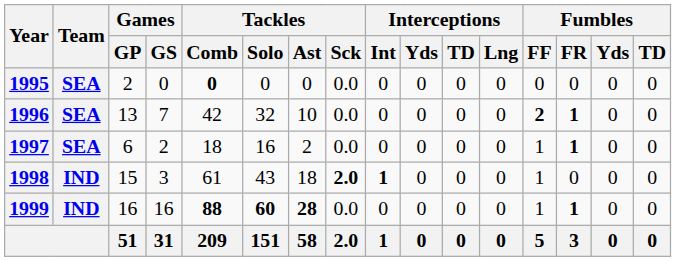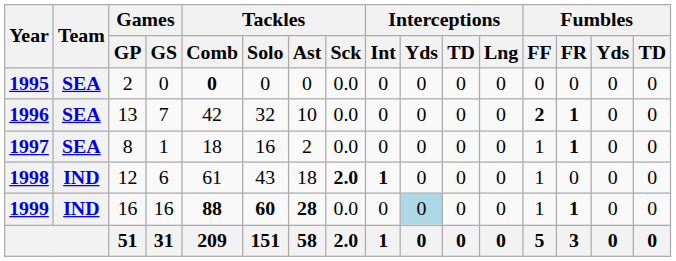(128, 146) 6 -> (128, 146) 8
(164, 146) 2 -> (164, 146) 1
(128, 177) 15 -> (128, 177) 12
(164, 177) 3 -> (164, 177) 6
(422, 209) no background -> (422, 209) lightblue background
